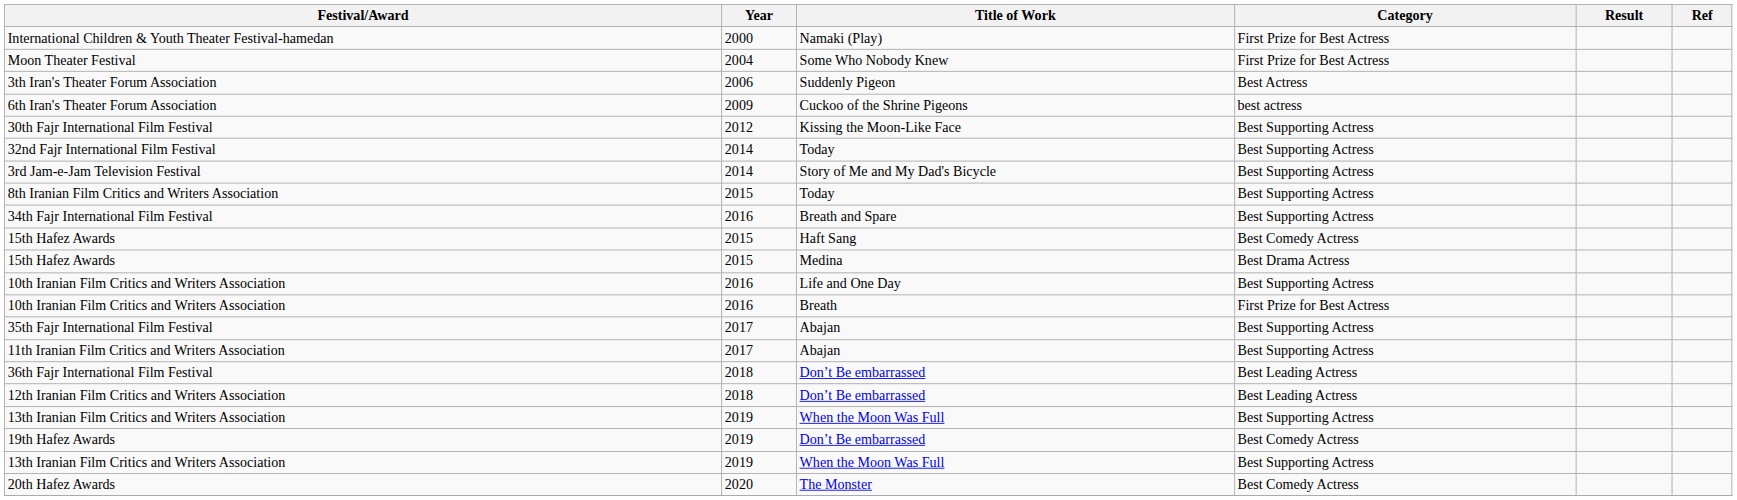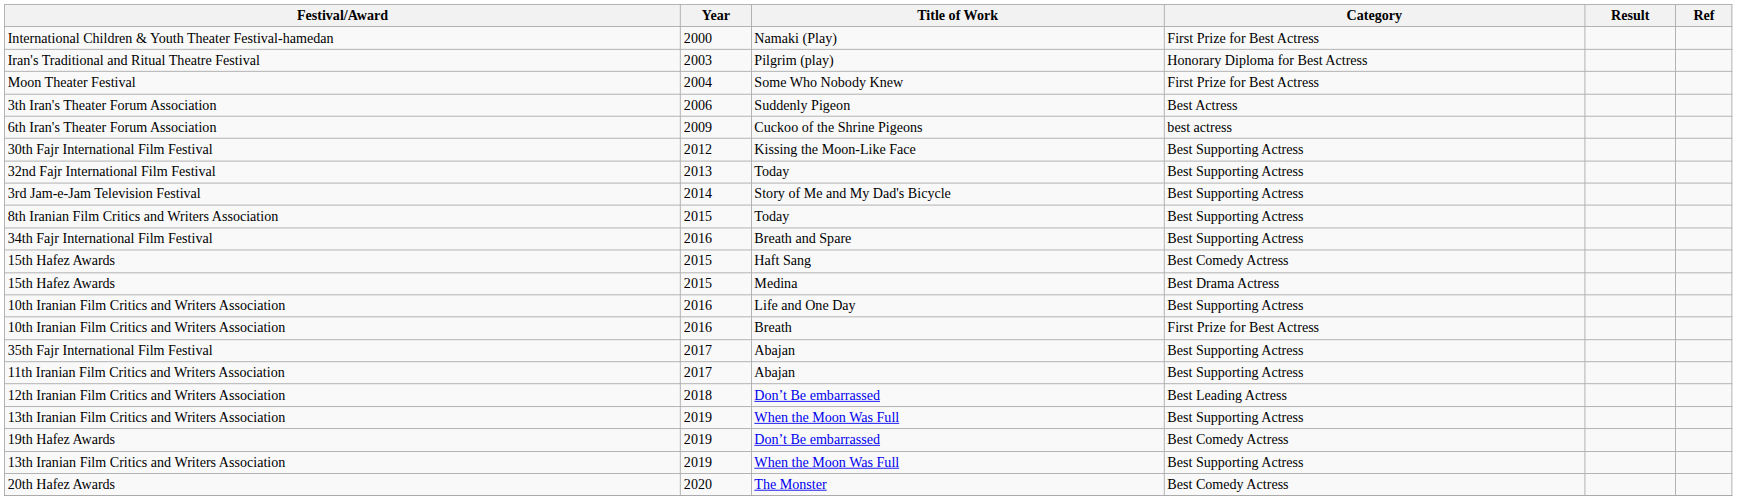+ row: (134, 60)
(739, 149) 2014 -> (698, 171) 2013
- row: (110, 372)
